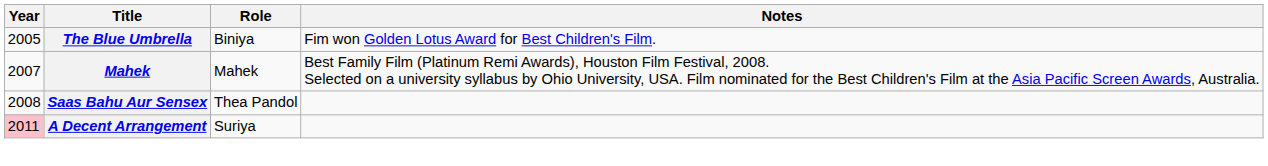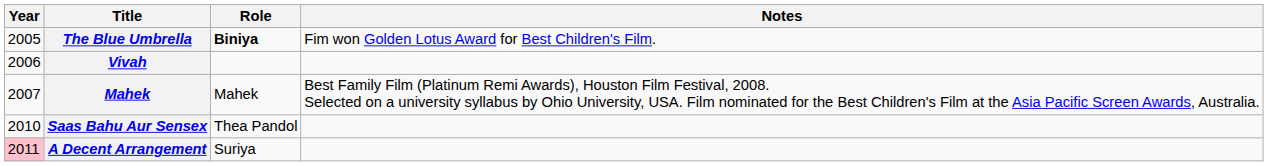(234, 39) normal -> (236, 39) bold
+ row: (127, 62)
(24, 102) 2008 -> (24, 126) 2010
